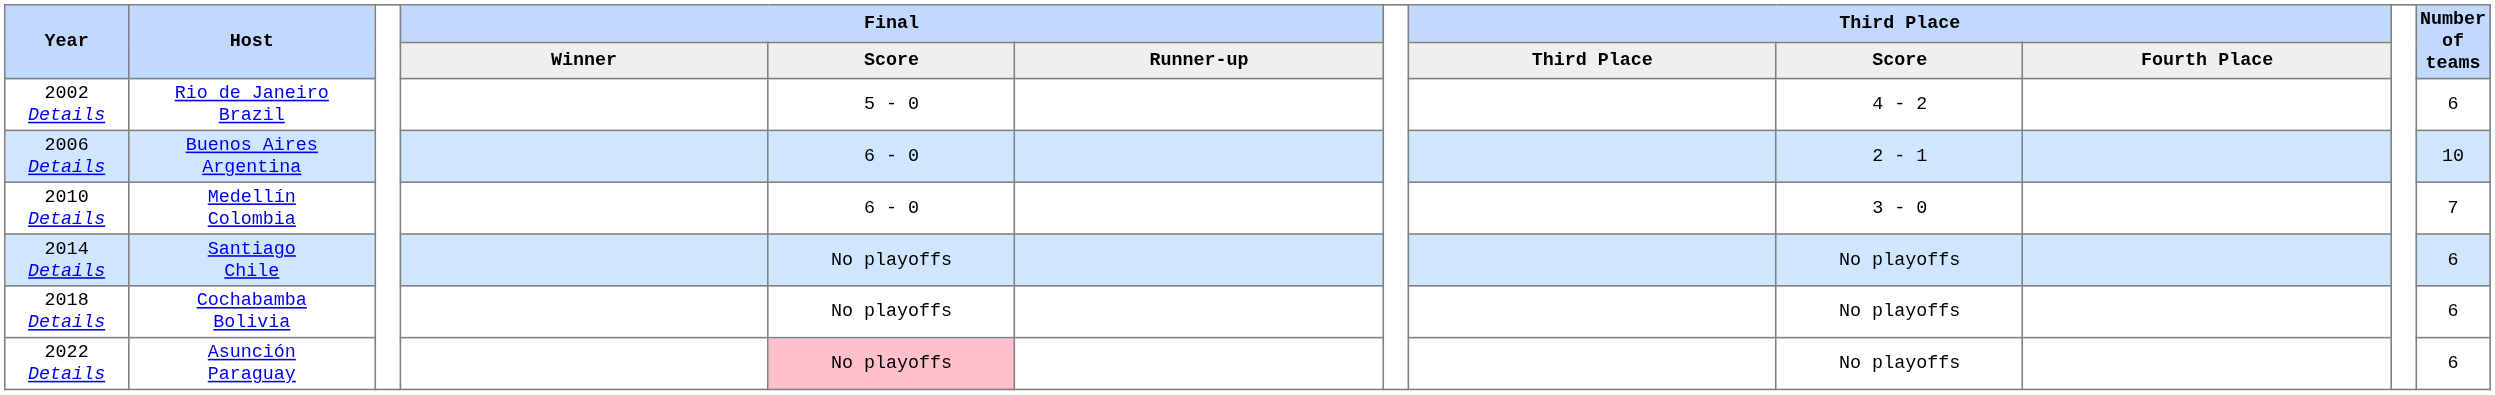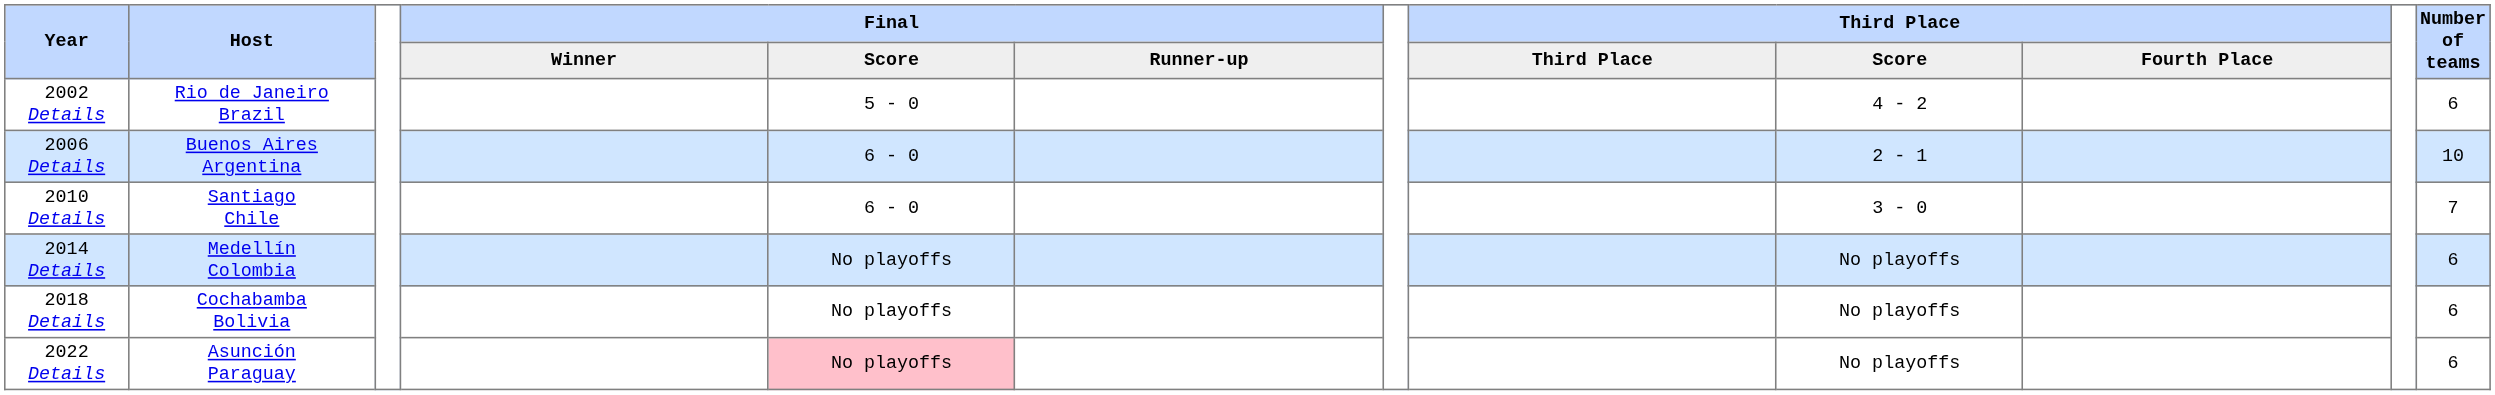(252, 208) Medellín Colombia -> (252, 208) Santiago Chile
(252, 260) Santiago Chile -> (252, 260) Medellín Colombia
